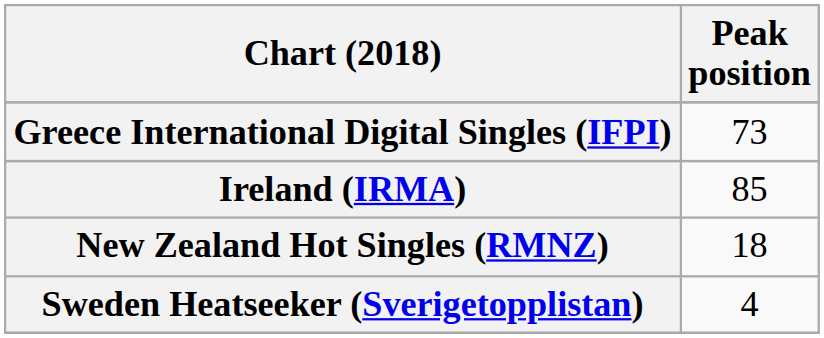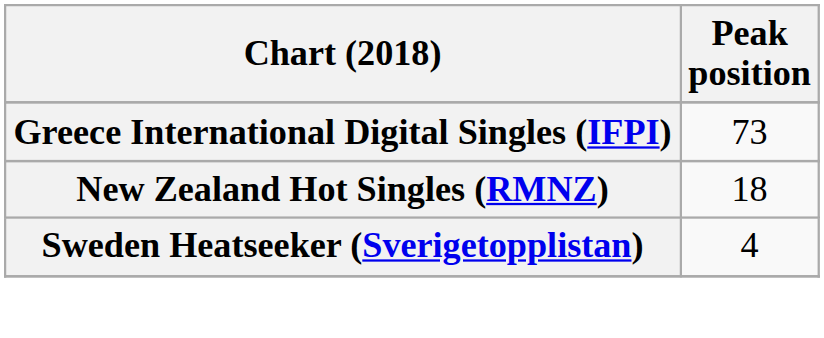- row: (343, 188)
